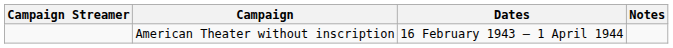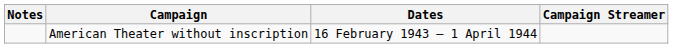columns swapped: (69, 14) <-> (647, 14)
